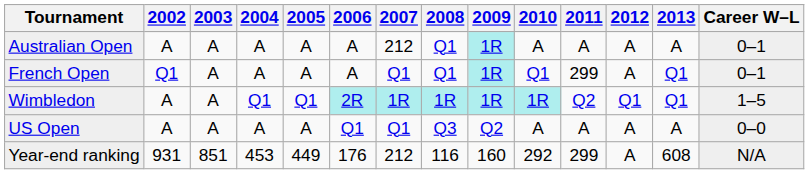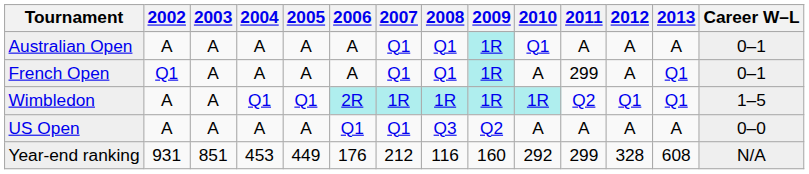(399, 45) 212 -> (399, 45) Q1
(538, 45) A -> (538, 45) Q1
(538, 73) Q1 -> (538, 73) A
(630, 155) A -> (630, 155) 328
